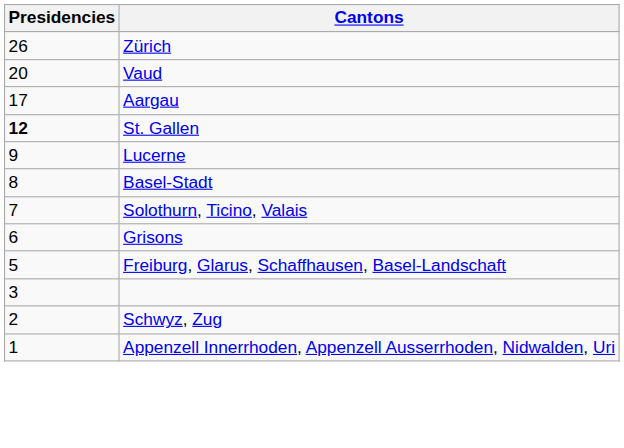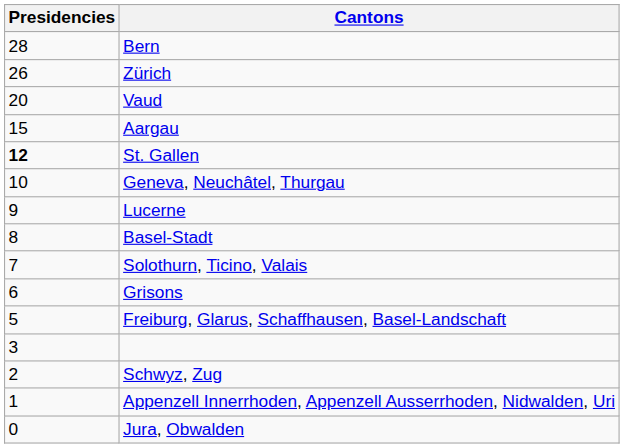+ row: (141, 45)
(18, 100) 17 -> (18, 127) 15
+ row: (234, 182)
+ row: (184, 429)
